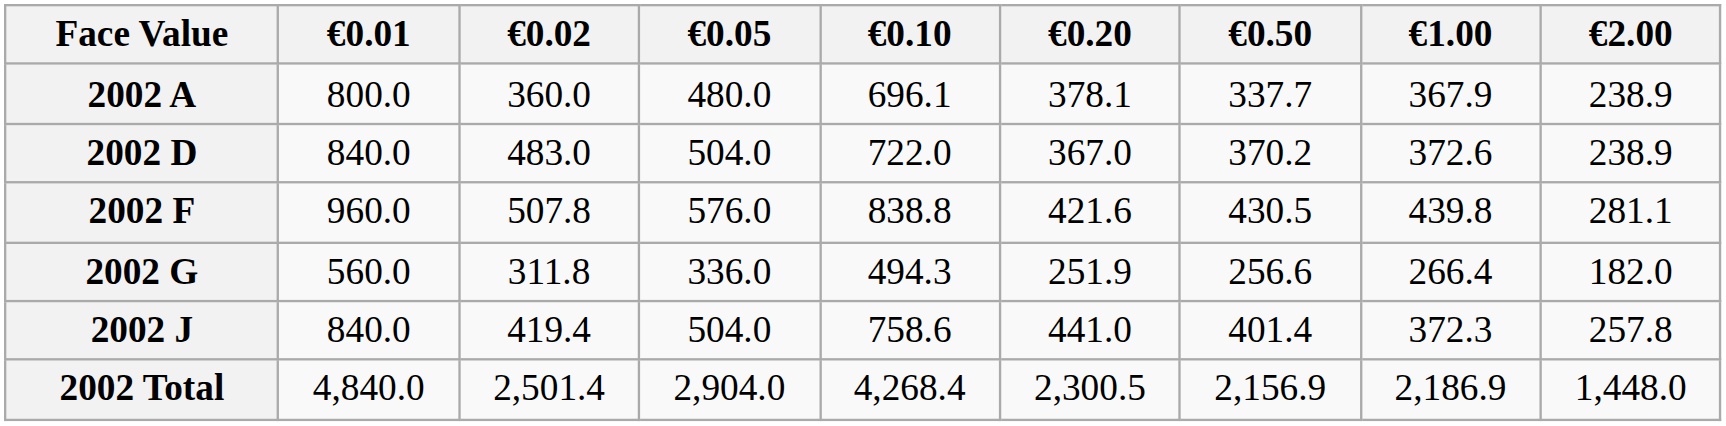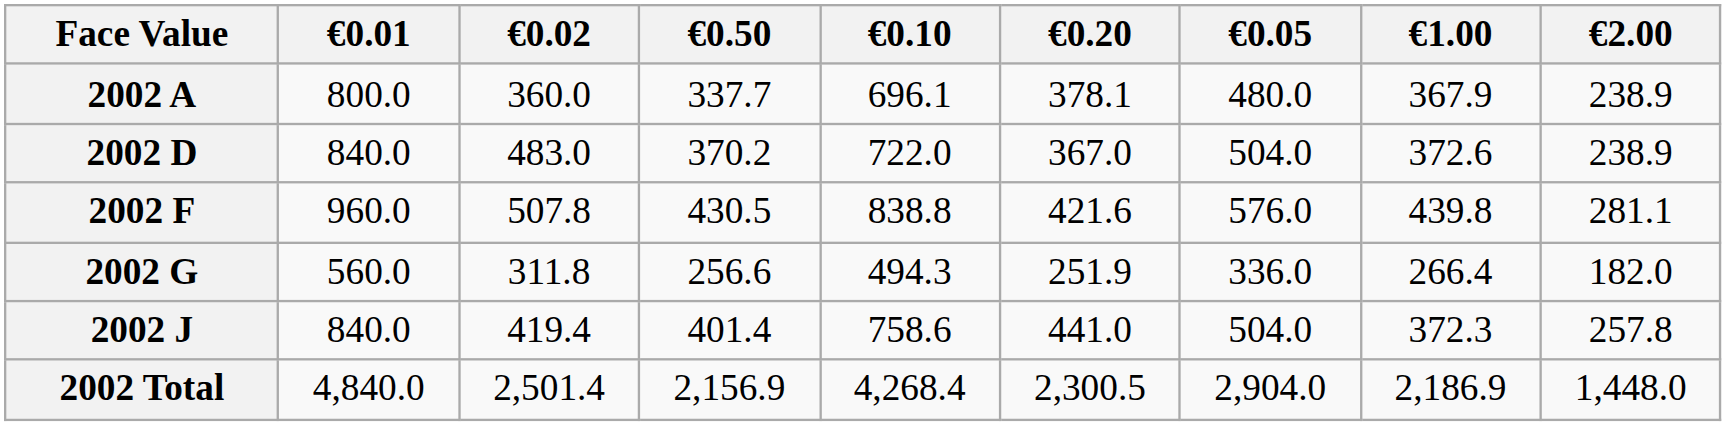columns swapped: (729, 34) <-> (1270, 34)
